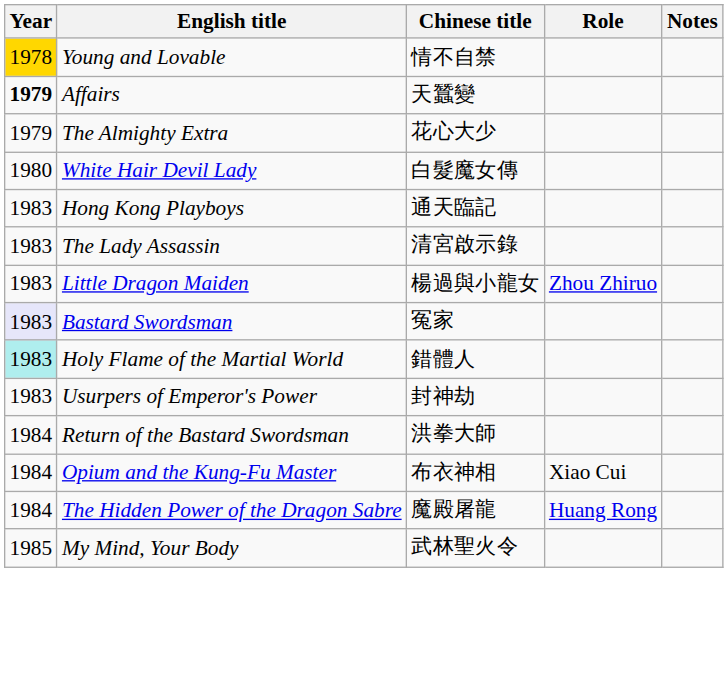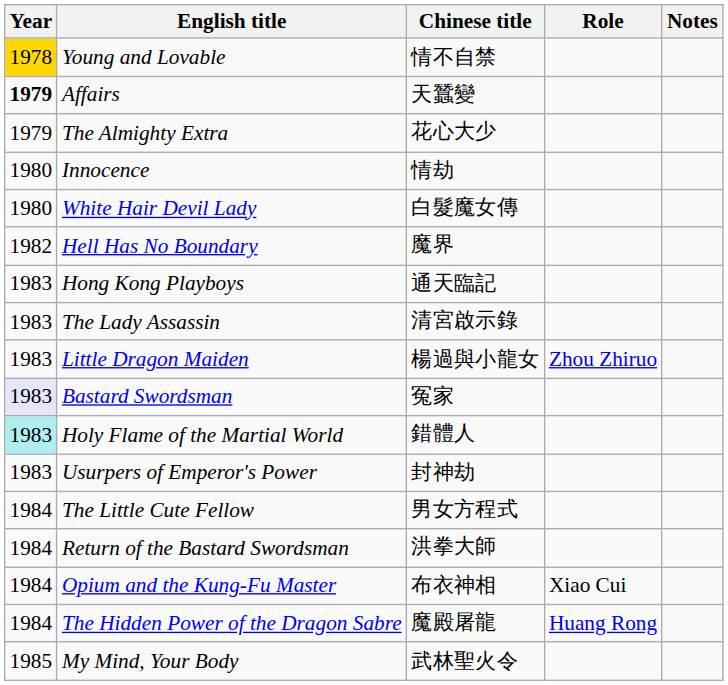+ row: (106, 170)
+ row: (160, 245)
+ row: (158, 509)
